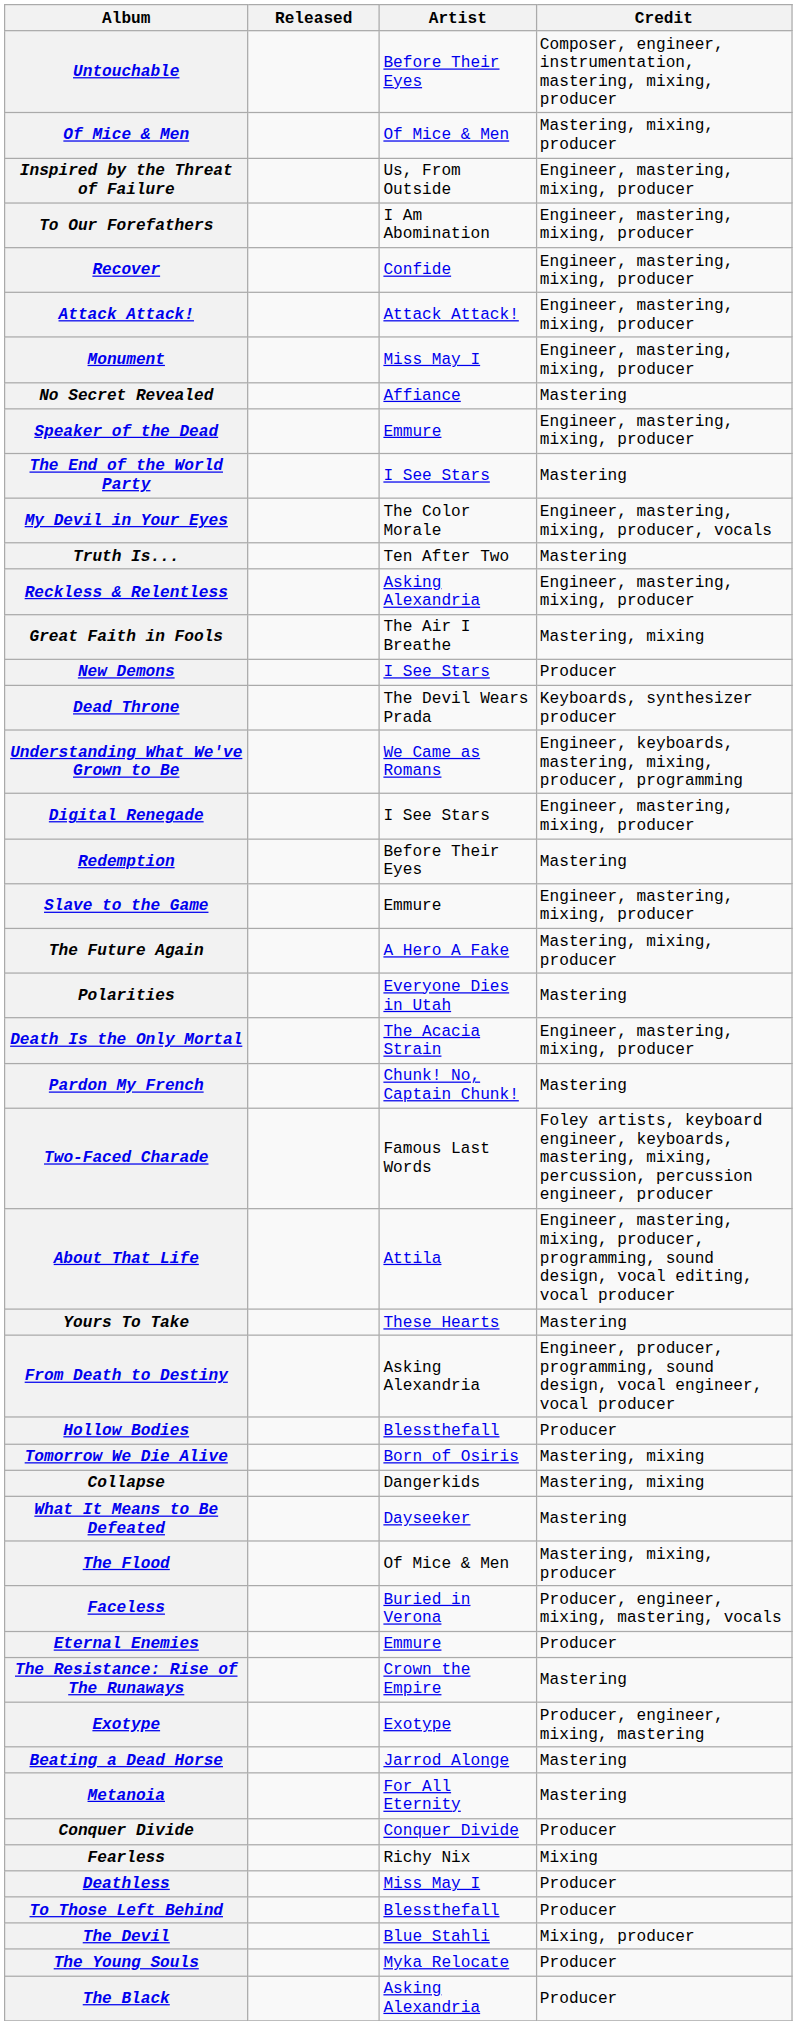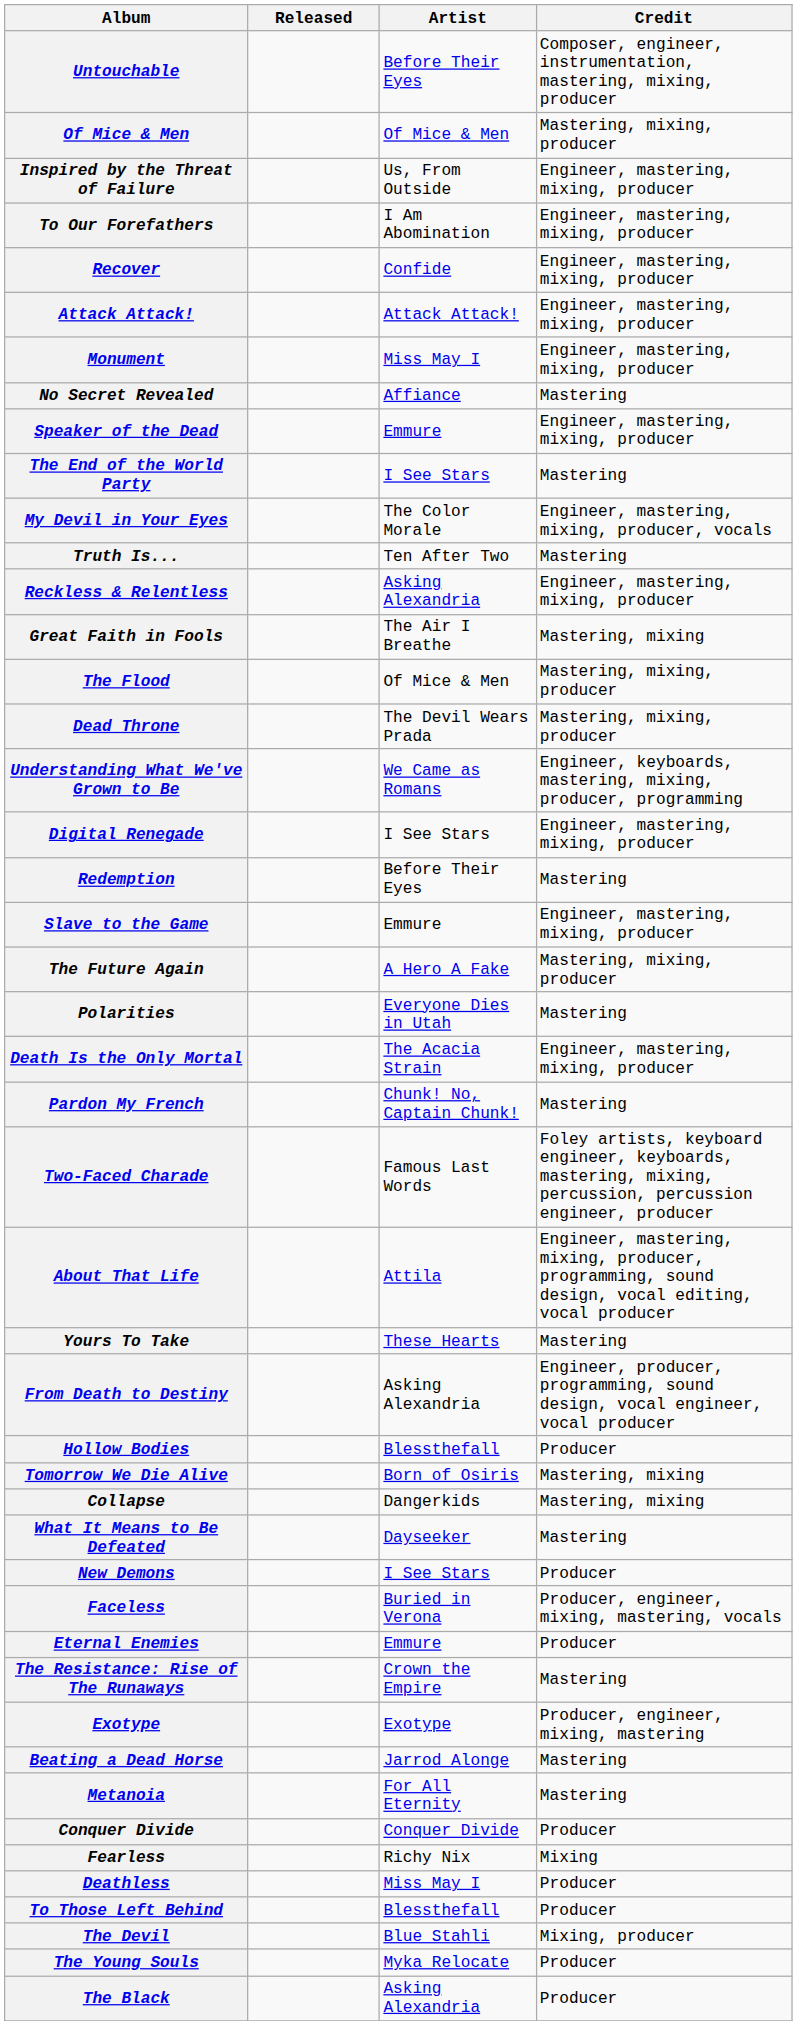rows swapped: (126, 1564) <-> (126, 672)
(646, 708) Keyboards, synthesizer producer -> (627, 726) Mastering, mixing, producer
